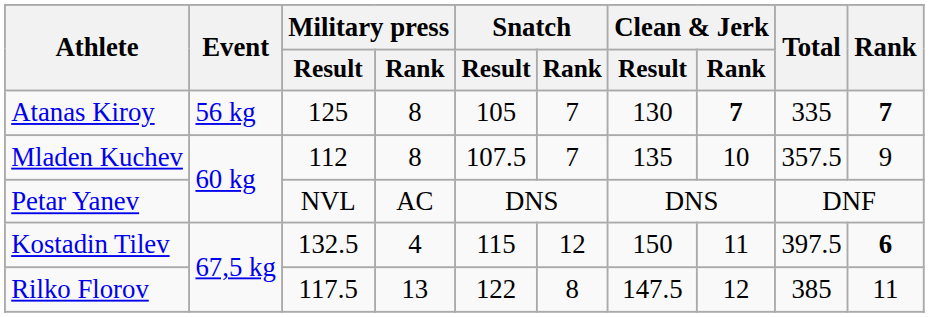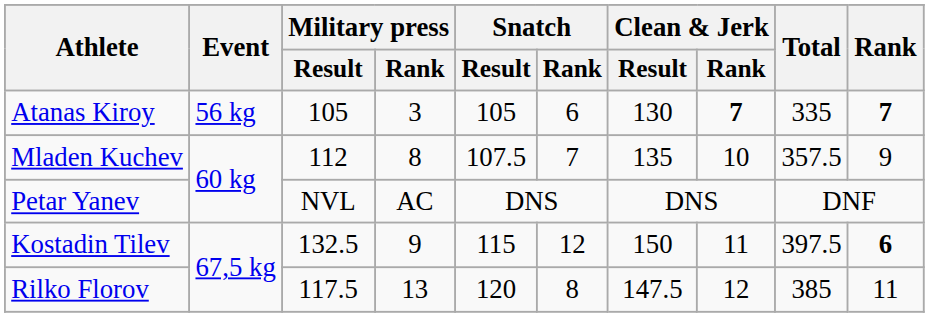(328, 112) 125 -> (328, 112) 105
(415, 112) 8 -> (415, 112) 3
(572, 112) 7 -> (572, 112) 6
(415, 245) 4 -> (415, 245) 9
(496, 289) 122 -> (496, 289) 120
